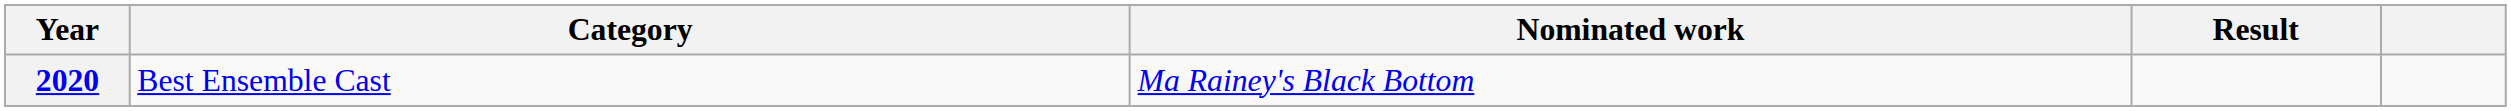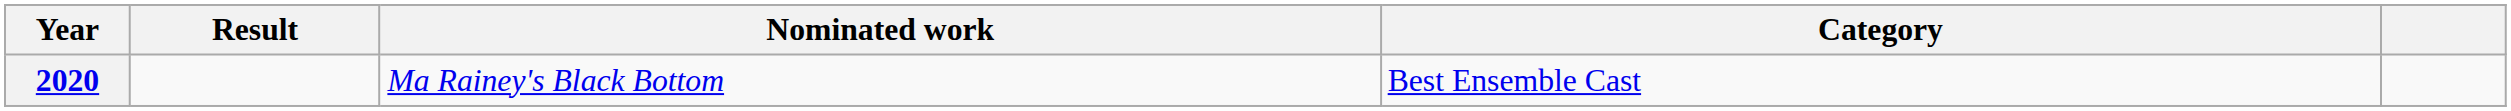columns swapped: (630, 29) <-> (2256, 29)
